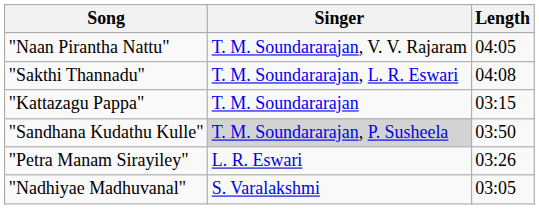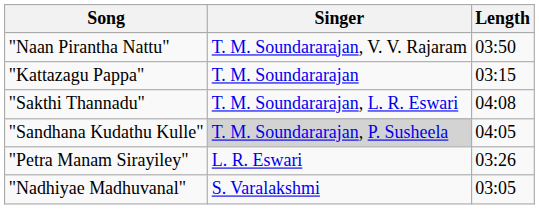(496, 47) 04:05 -> (496, 47) 03:50
rows swapped: (77, 75) <-> (76, 103)
(496, 132) 03:50 -> (496, 132) 04:05
